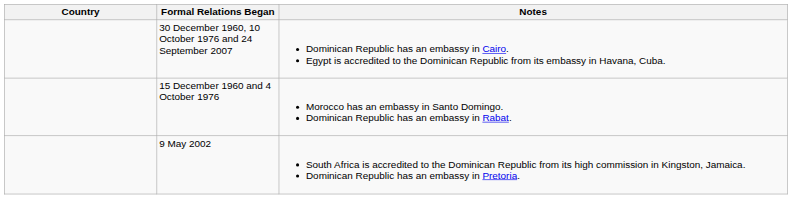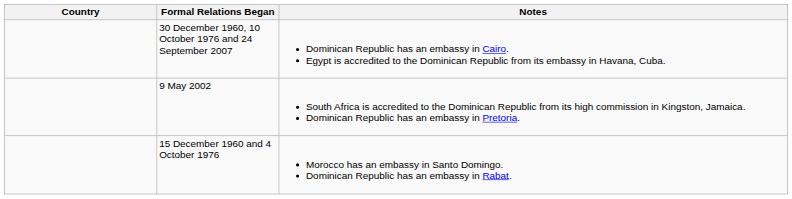rows swapped: (215, 91) <-> (185, 143)
